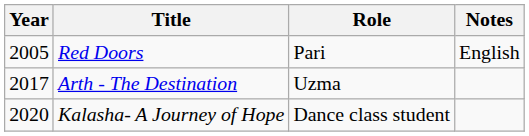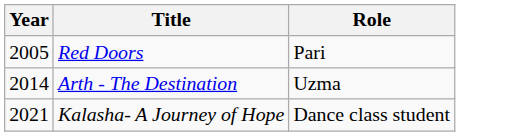- column: (489, 20)
(29, 83) 2017 -> (29, 83) 2014
(29, 114) 2020 -> (29, 114) 2021
